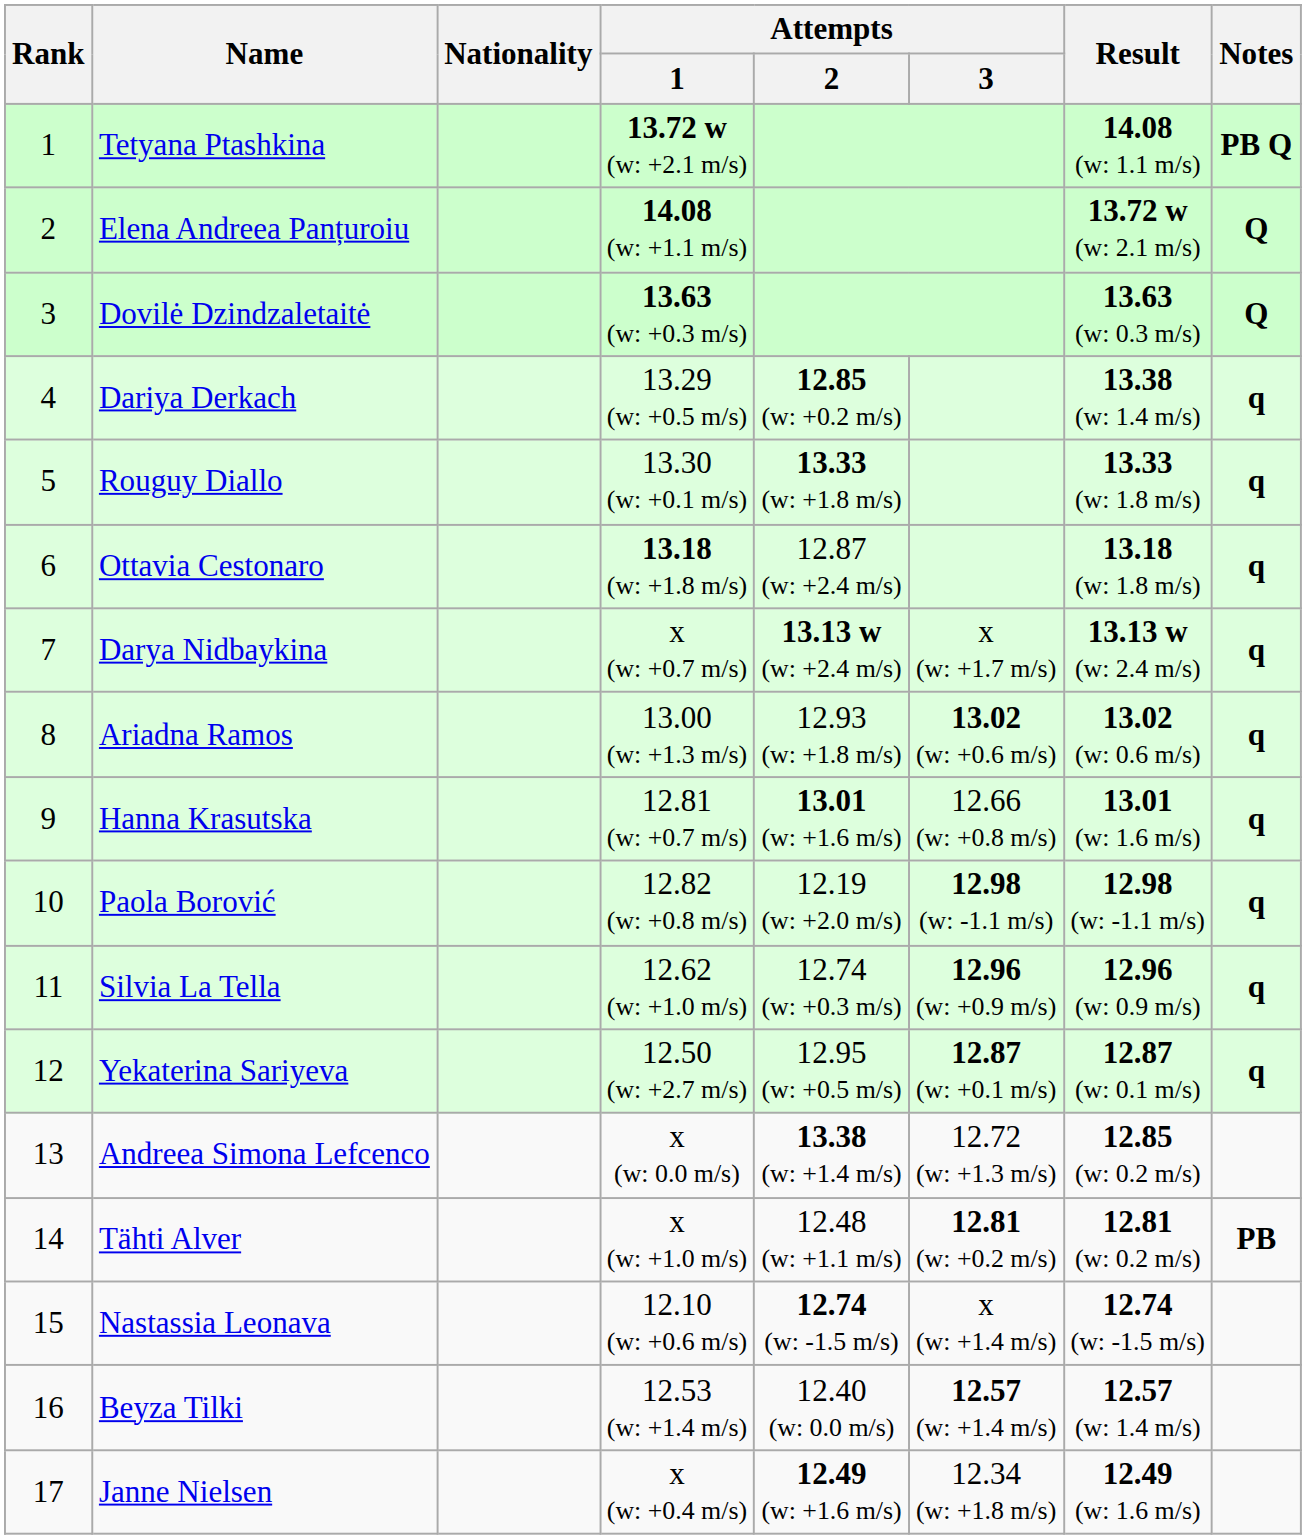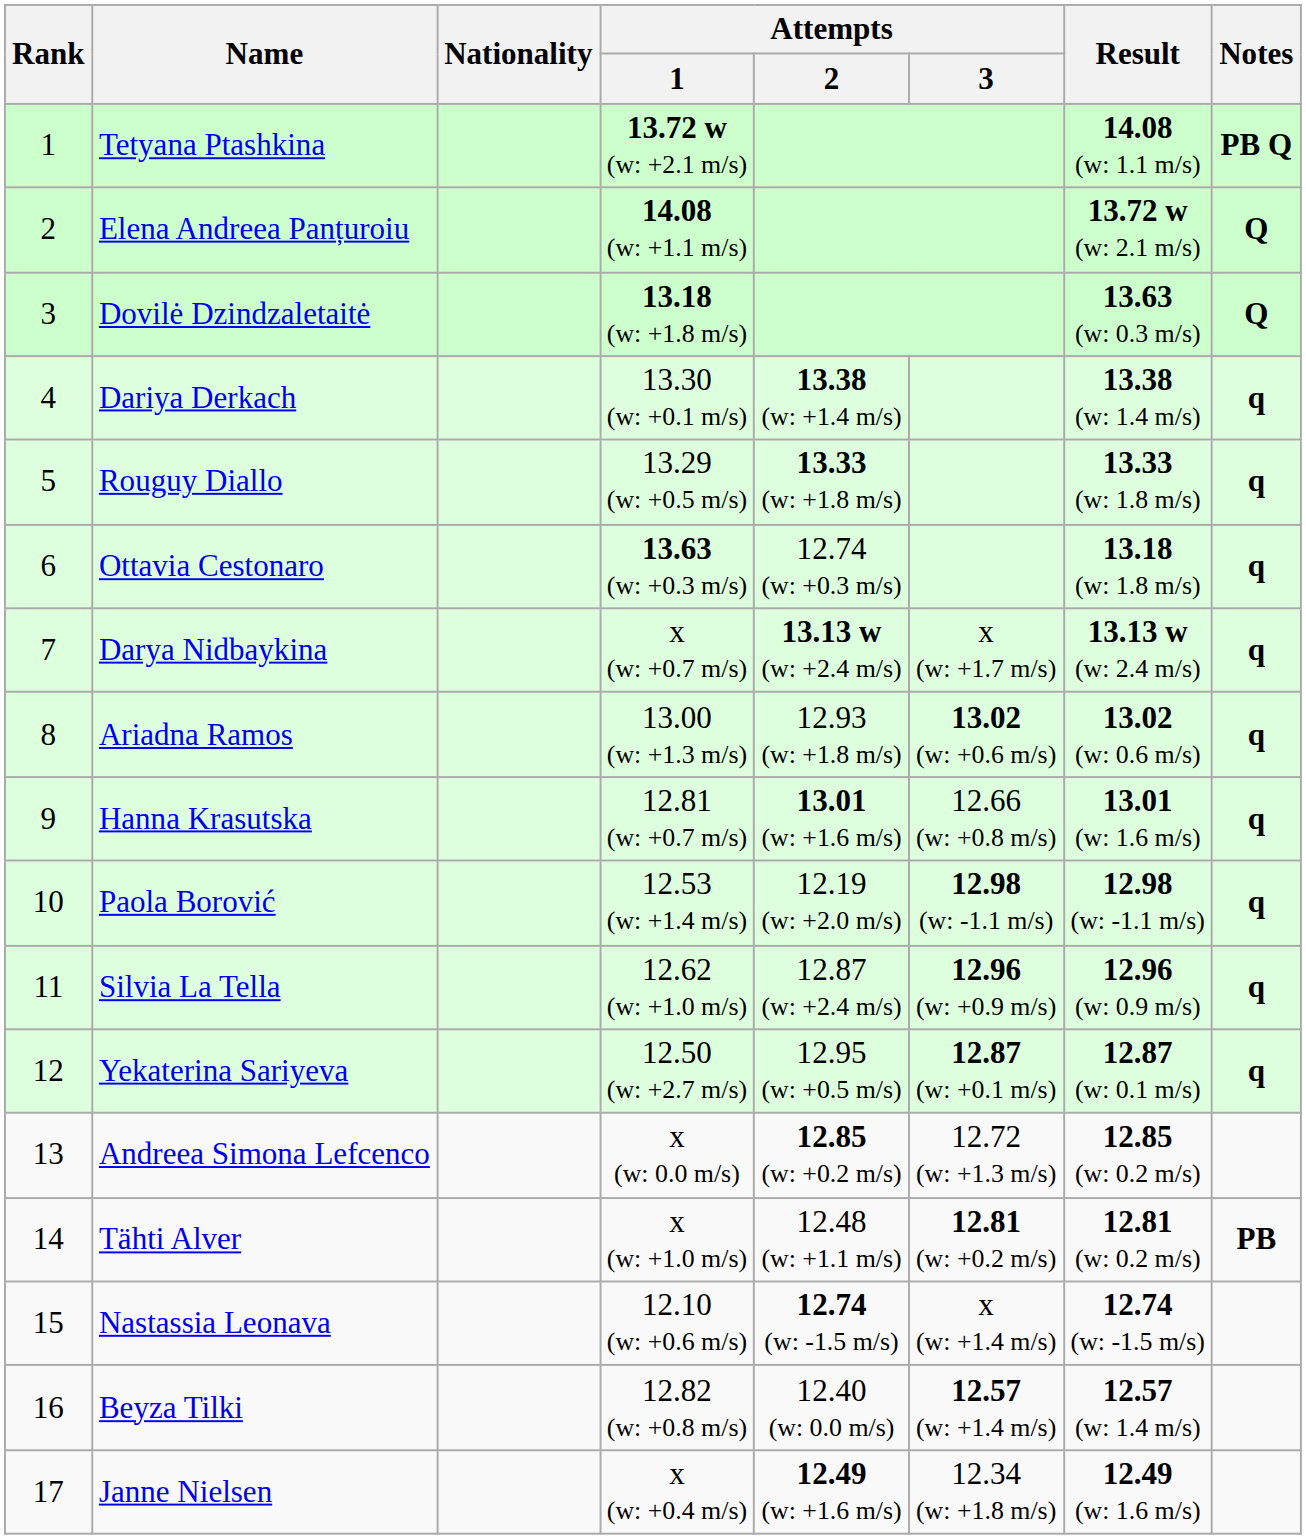(677, 313) 13.63 (w: +0.3 m/s) -> (677, 313) 13.18 (w: +1.8 m/s)
(677, 397) 13.29 (w: +0.5 m/s) -> (677, 397) 13.30 (w: +0.1 m/s)
(832, 397) 12.85 (w: +0.2 m/s) -> (832, 397) 13.38 (w: +1.4 m/s)
(677, 481) 13.30 (w: +0.1 m/s) -> (677, 481) 13.29 (w: +0.5 m/s)
(677, 565) 13.18 (w: +1.8 m/s) -> (677, 565) 13.63 (w: +0.3 m/s)
(832, 565) 12.87 (w: +2.4 m/s) -> (832, 565) 12.74 (w: +0.3 m/s)
(677, 902) 12.82 (w: +0.8 m/s) -> (677, 902) 12.53 (w: +1.4 m/s)
(832, 986) 12.74 (w: +0.3 m/s) -> (832, 986) 12.87 (w: +2.4 m/s)
(832, 1154) 13.38 (w: +1.4 m/s) -> (832, 1154) 12.85 (w: +0.2 m/s)
(677, 1407) 12.53 (w: +1.4 m/s) -> (677, 1407) 12.82 (w: +0.8 m/s)
